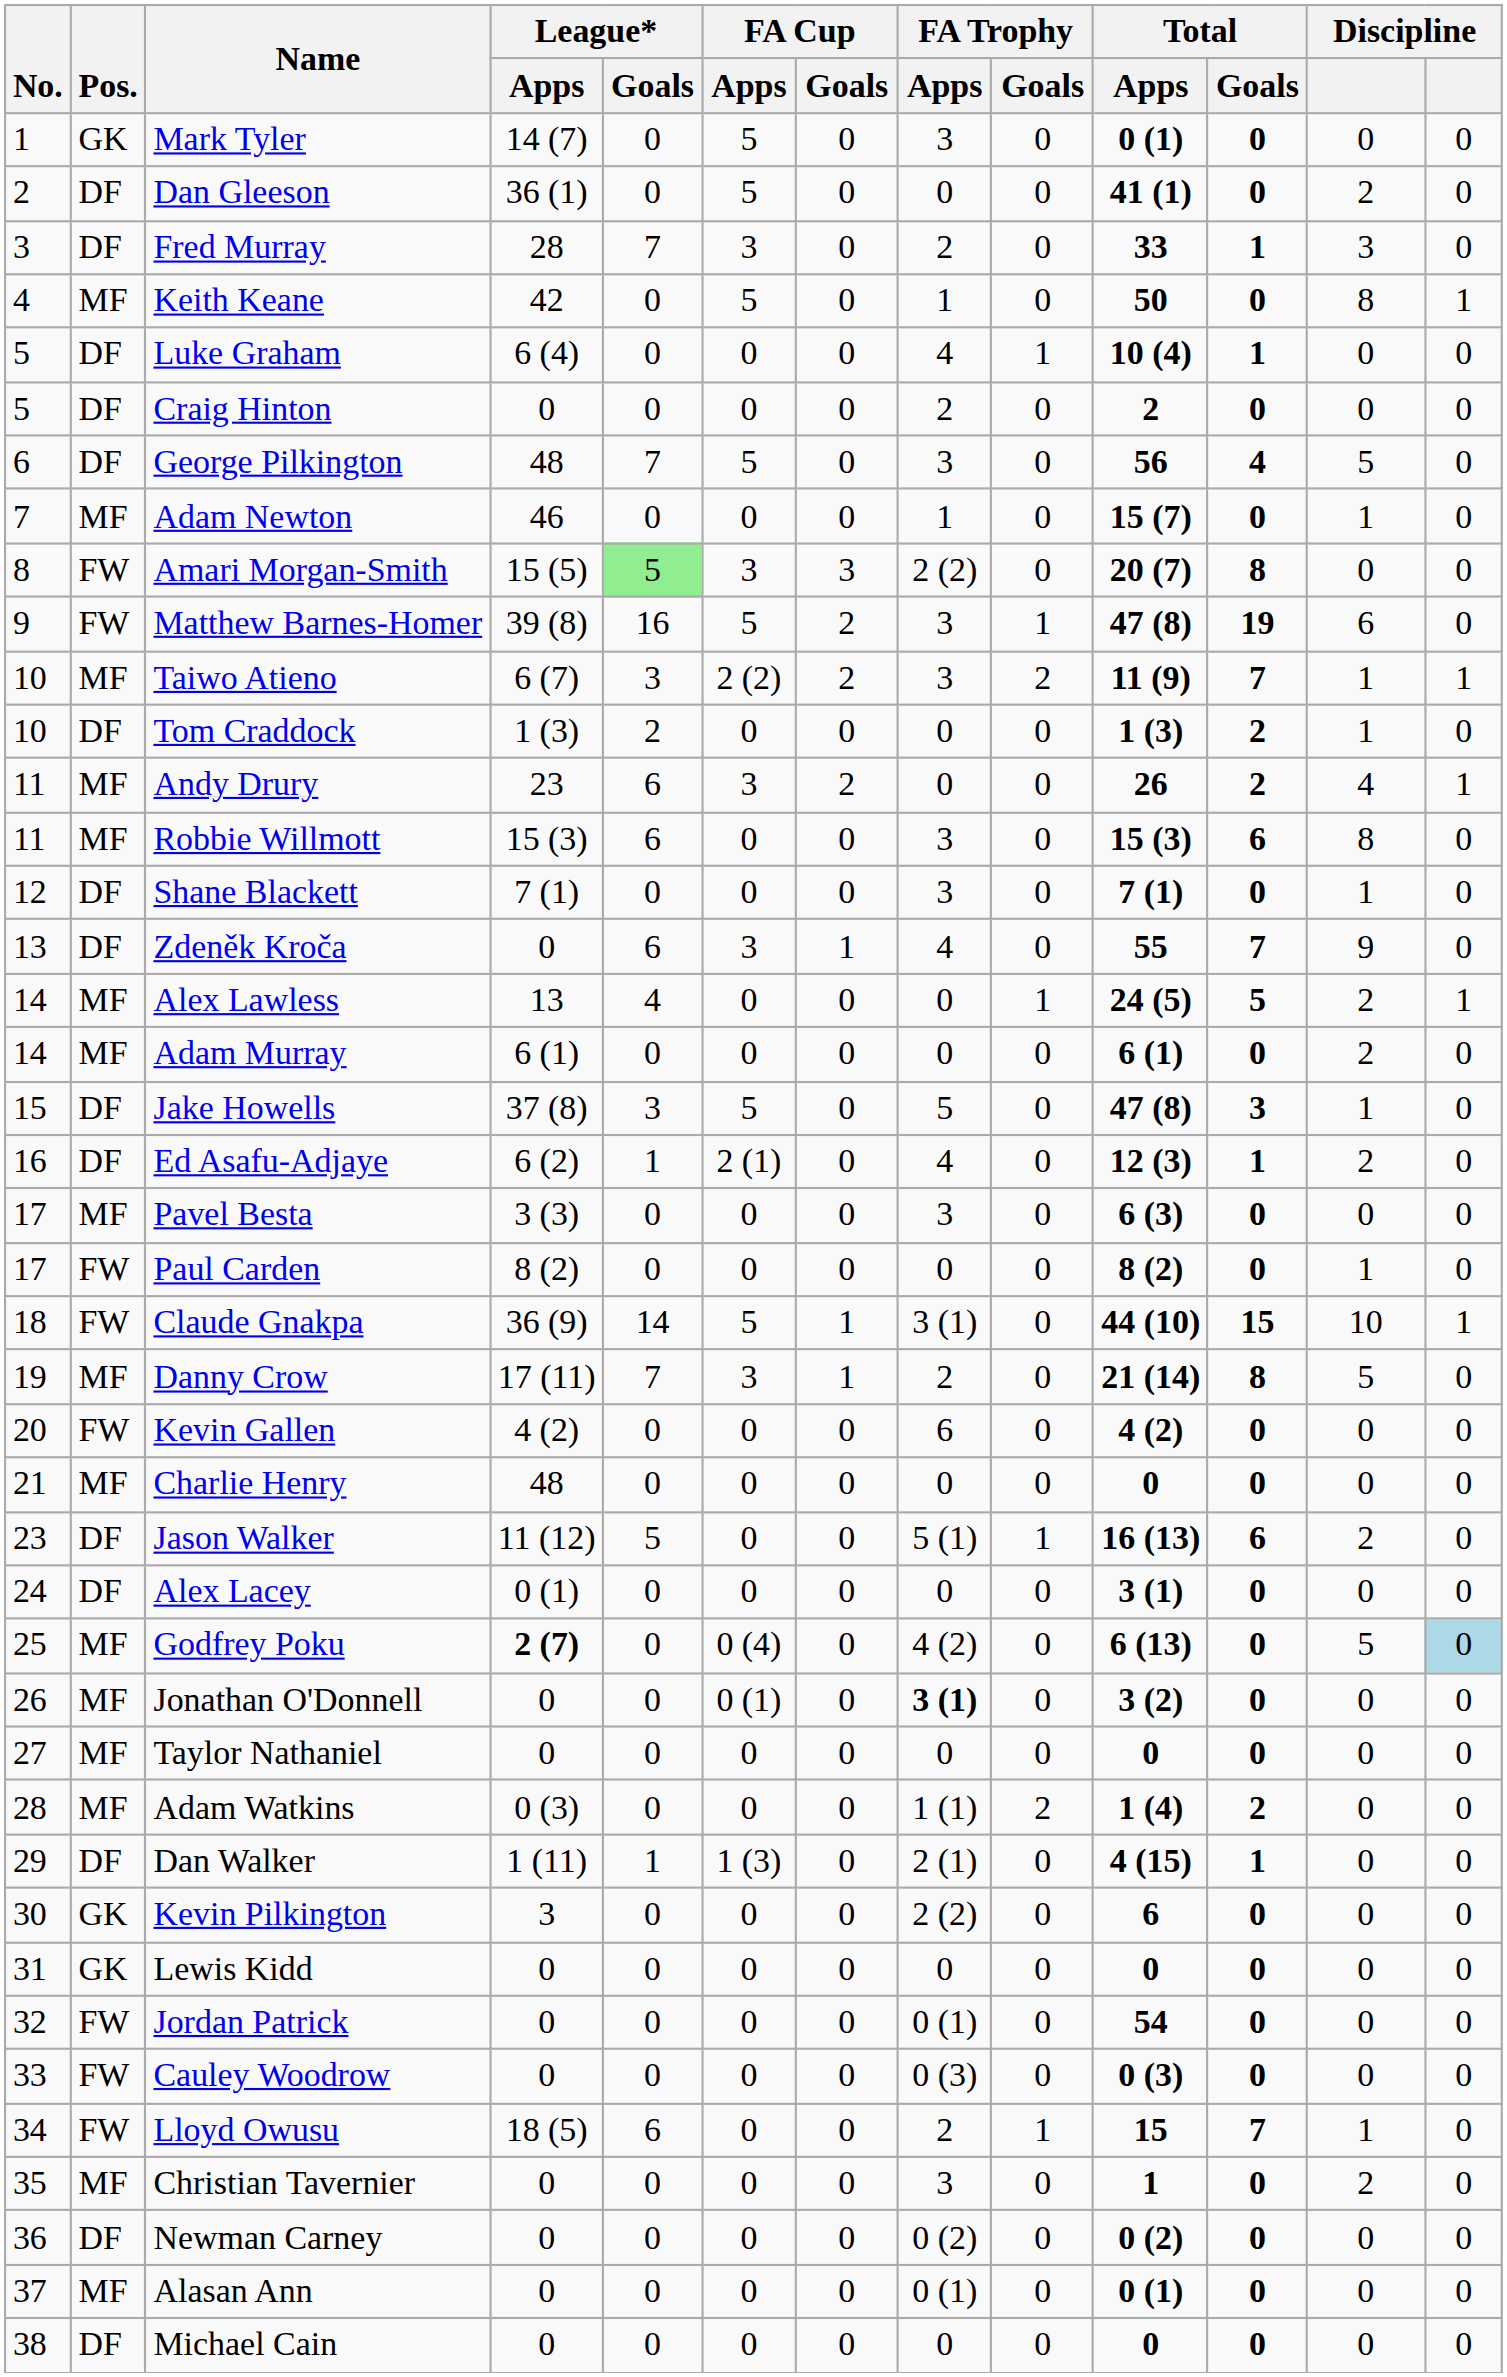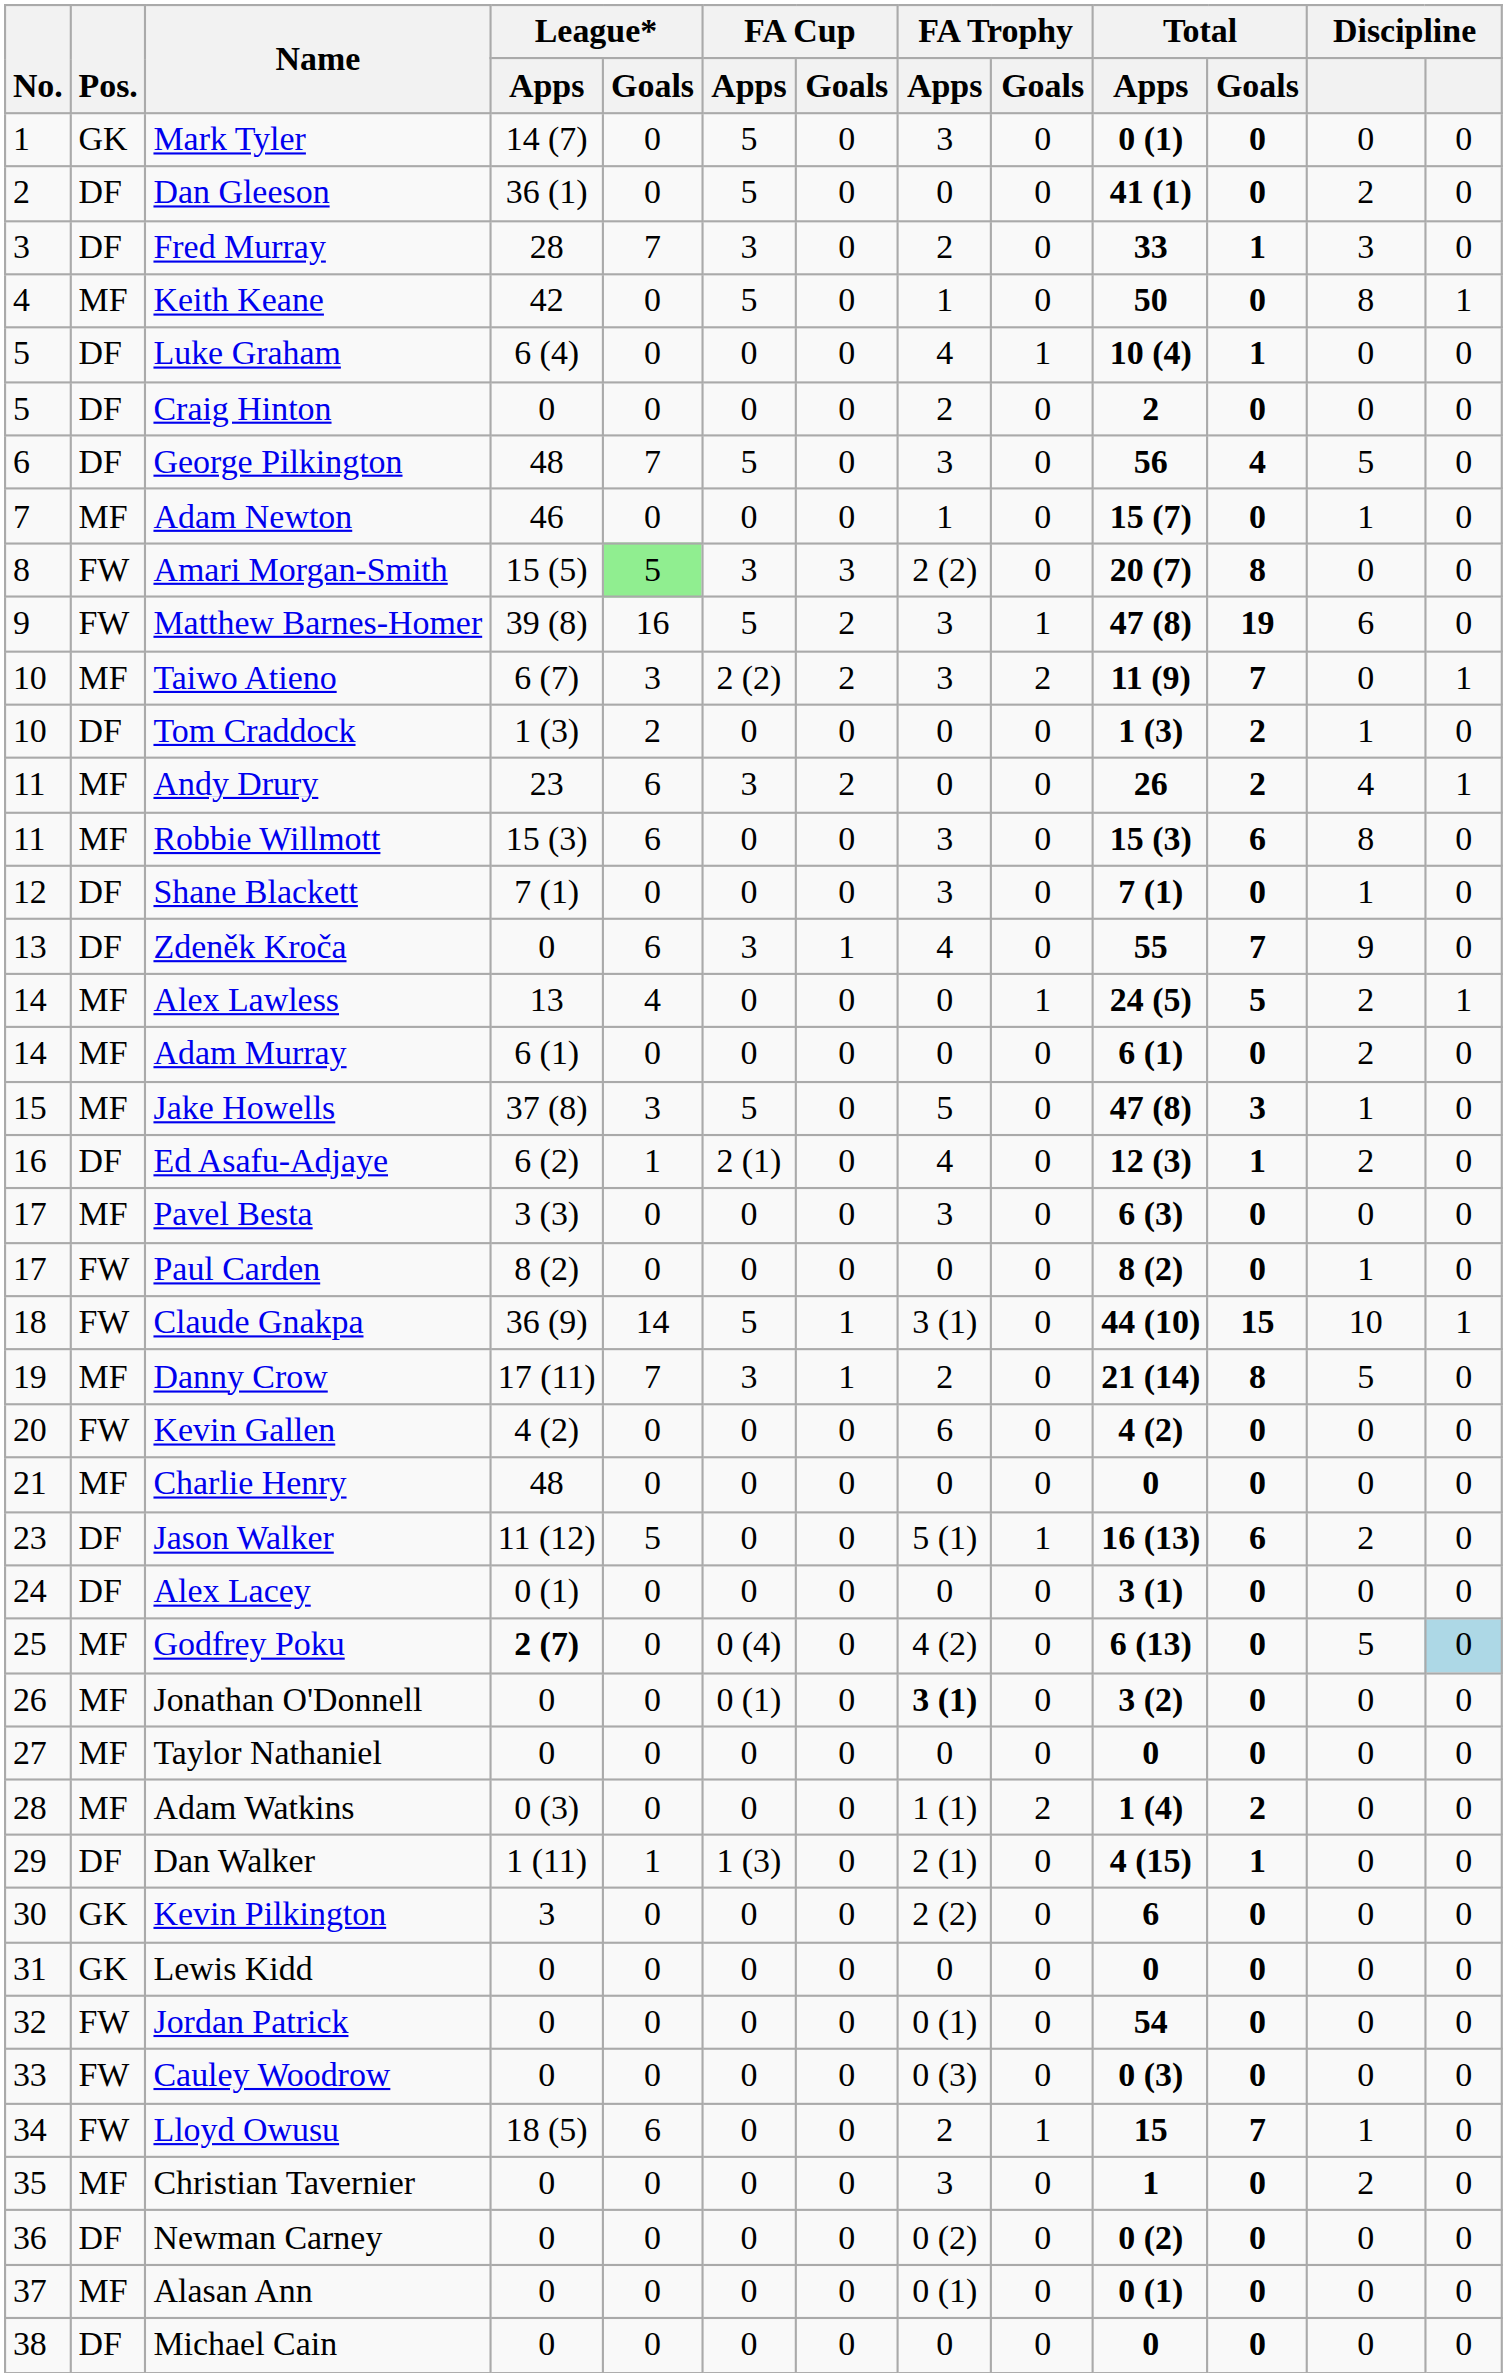(1366, 676) 1 -> (1366, 676) 0
(100, 1107) DF -> (103, 1107) MF
